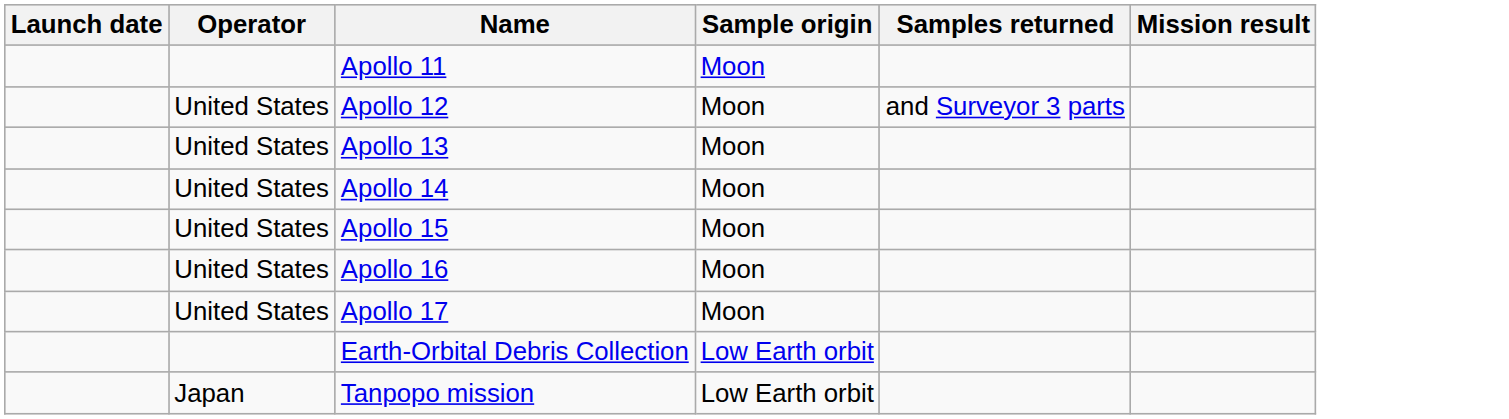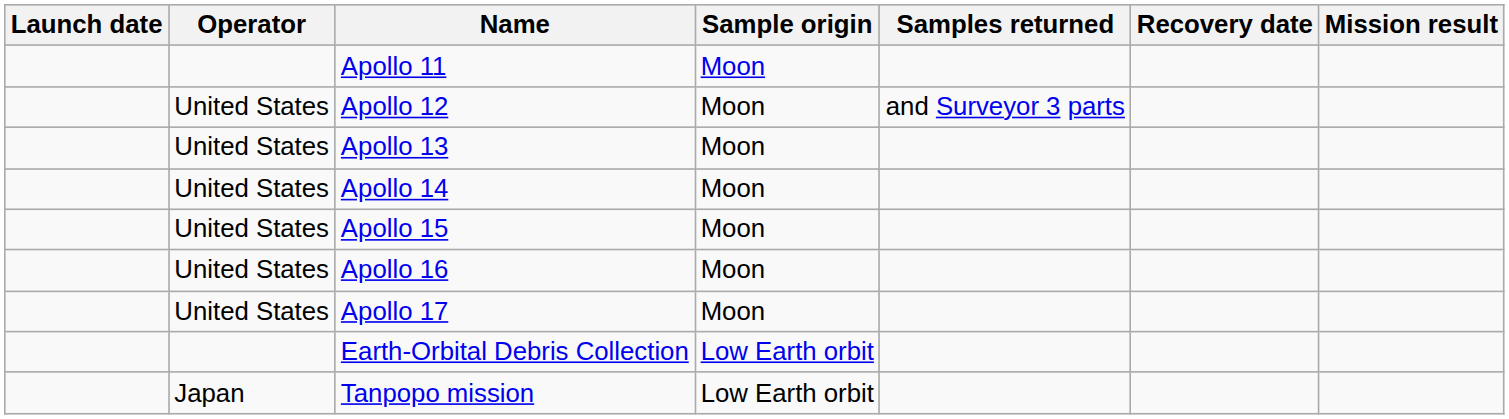+ column: (1225, 24)
